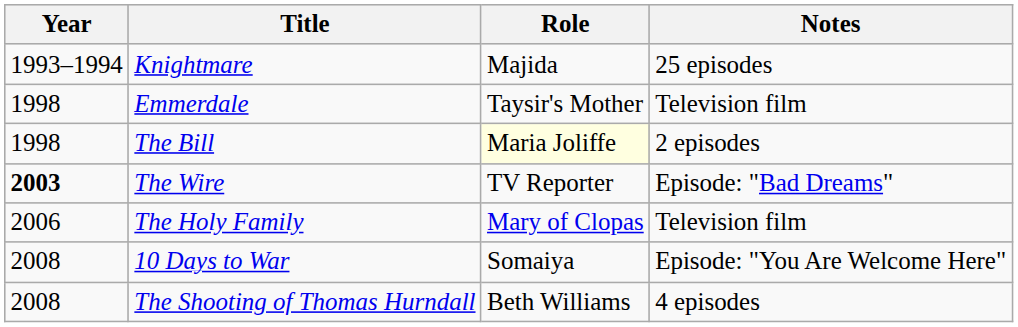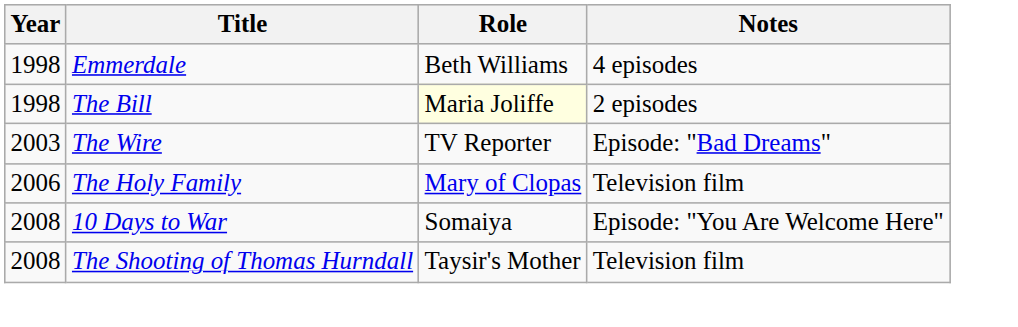- row: (194, 63)
(565, 103) Taysir's Mother -> (496, 63) Beth Williams
(731, 103) Television film -> (645, 63) 4 episodes
(35, 182) bold -> (35, 143) normal
(559, 301) Beth Williams -> (503, 261) Taysir's Mother
(708, 301) 4 episodes -> (669, 261) Television film
